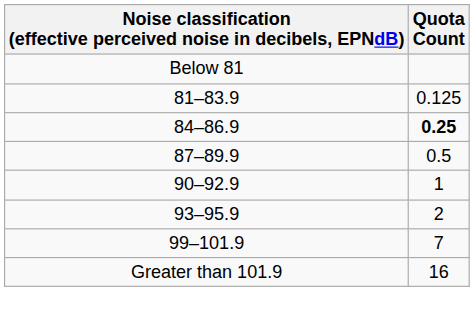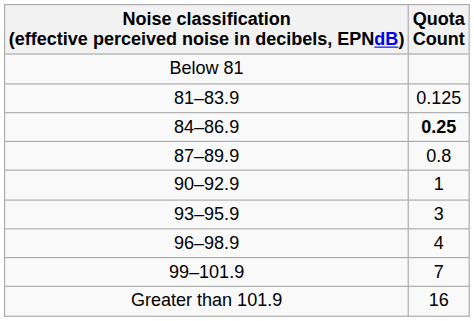(439, 155) 0.5 -> (439, 155) 0.8
(439, 213) 2 -> (439, 213) 3
+ row: (207, 242)
